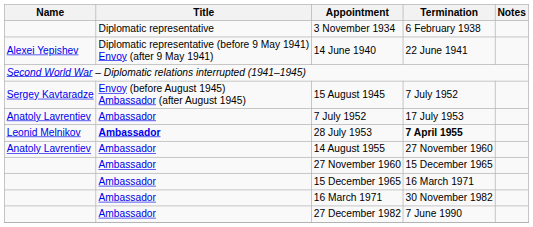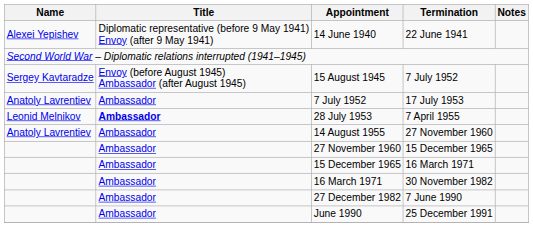- row: (354, 28)
(434, 133) bold -> (433, 116) normal
+ row: (338, 214)
